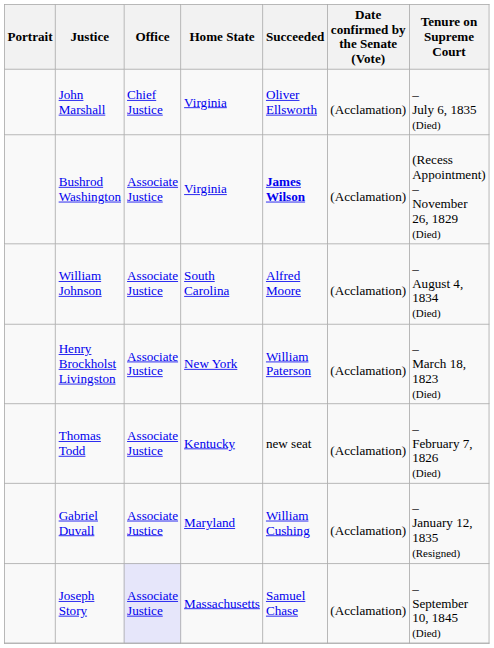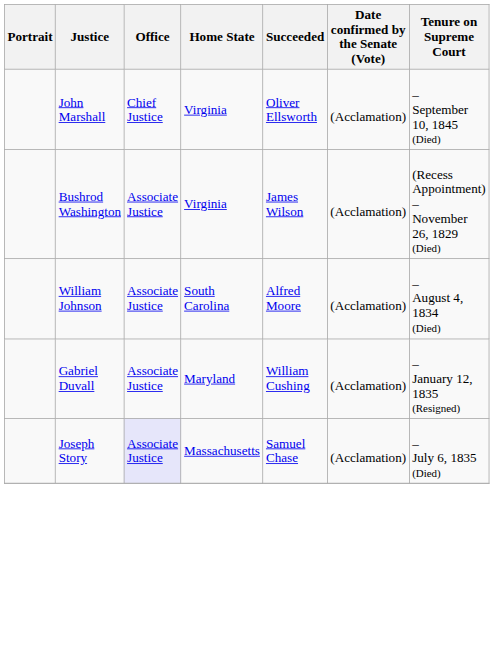(444, 109) – July 6, 1835 (Died) -> (440, 116) – September 10, 1845 (Died)
(286, 189) bold -> (285, 204) normal
- row: (87, 363)
- row: (80, 443)
(440, 610) – September 10, 1845 (Died) -> (444, 458) – July 6, 1835 (Died)
